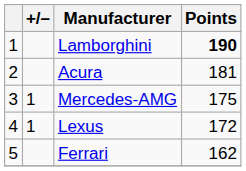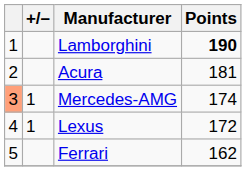(13, 99) no background -> (13, 99) lightsalmon background
(223, 99) 175 -> (223, 99) 174
